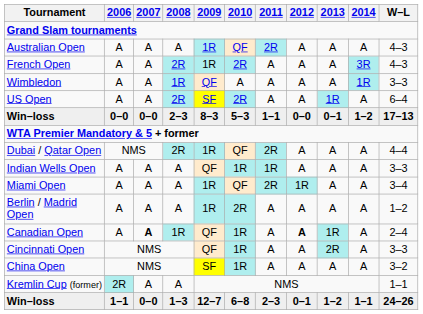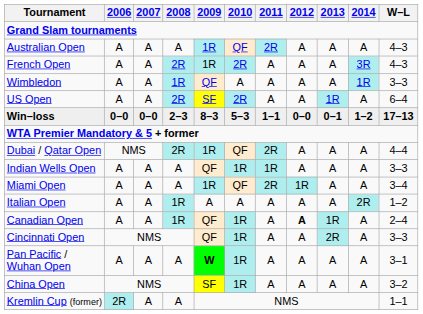- row: (42, 209)
+ row: (36, 202)
(148, 232) bold -> (148, 220) normal
+ row: (39, 260)
- row: (31, 301)
